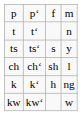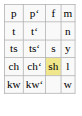(53, 66) no background -> (53, 66) khaki background
- row: (14, 84)
